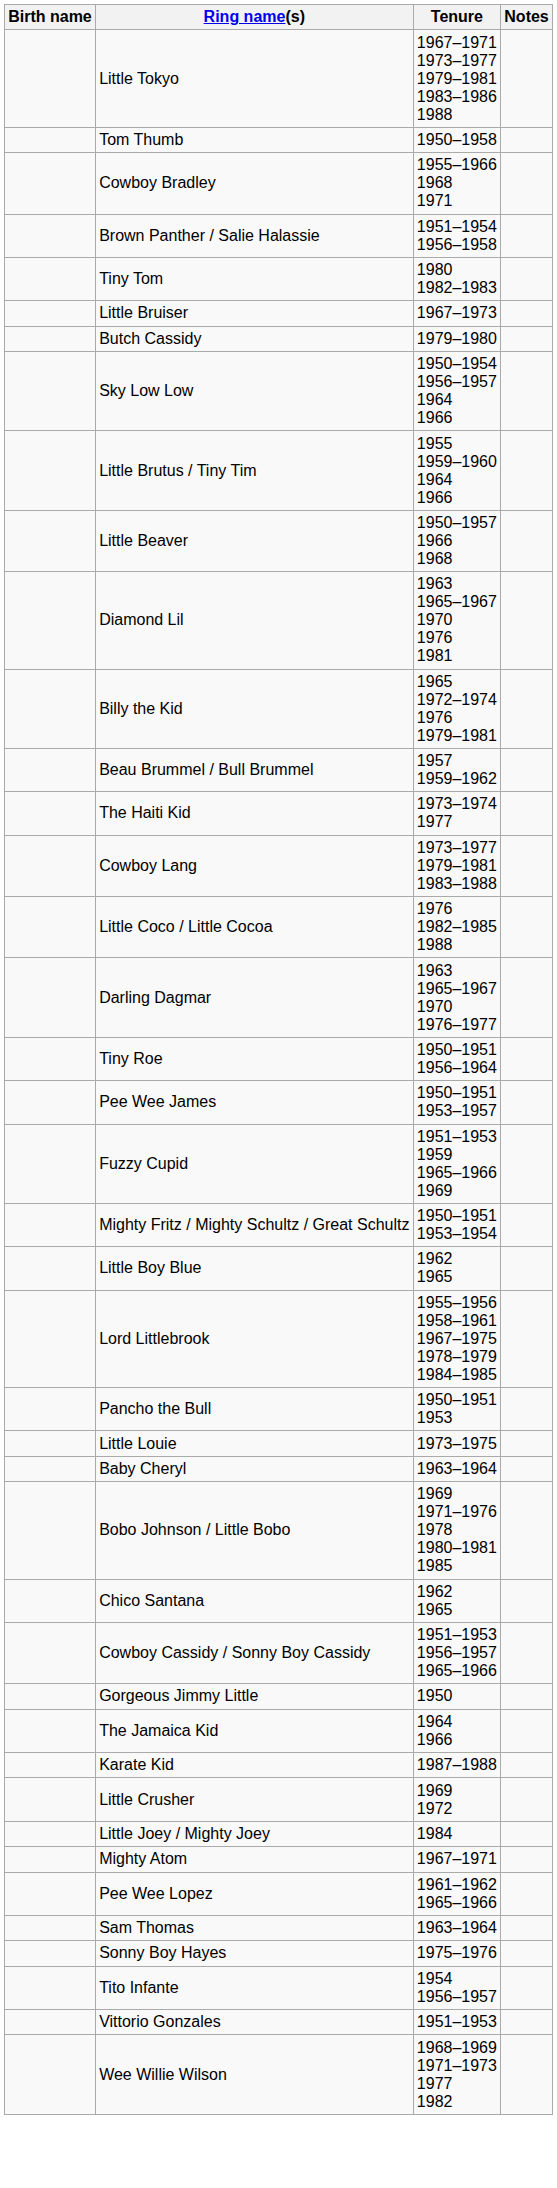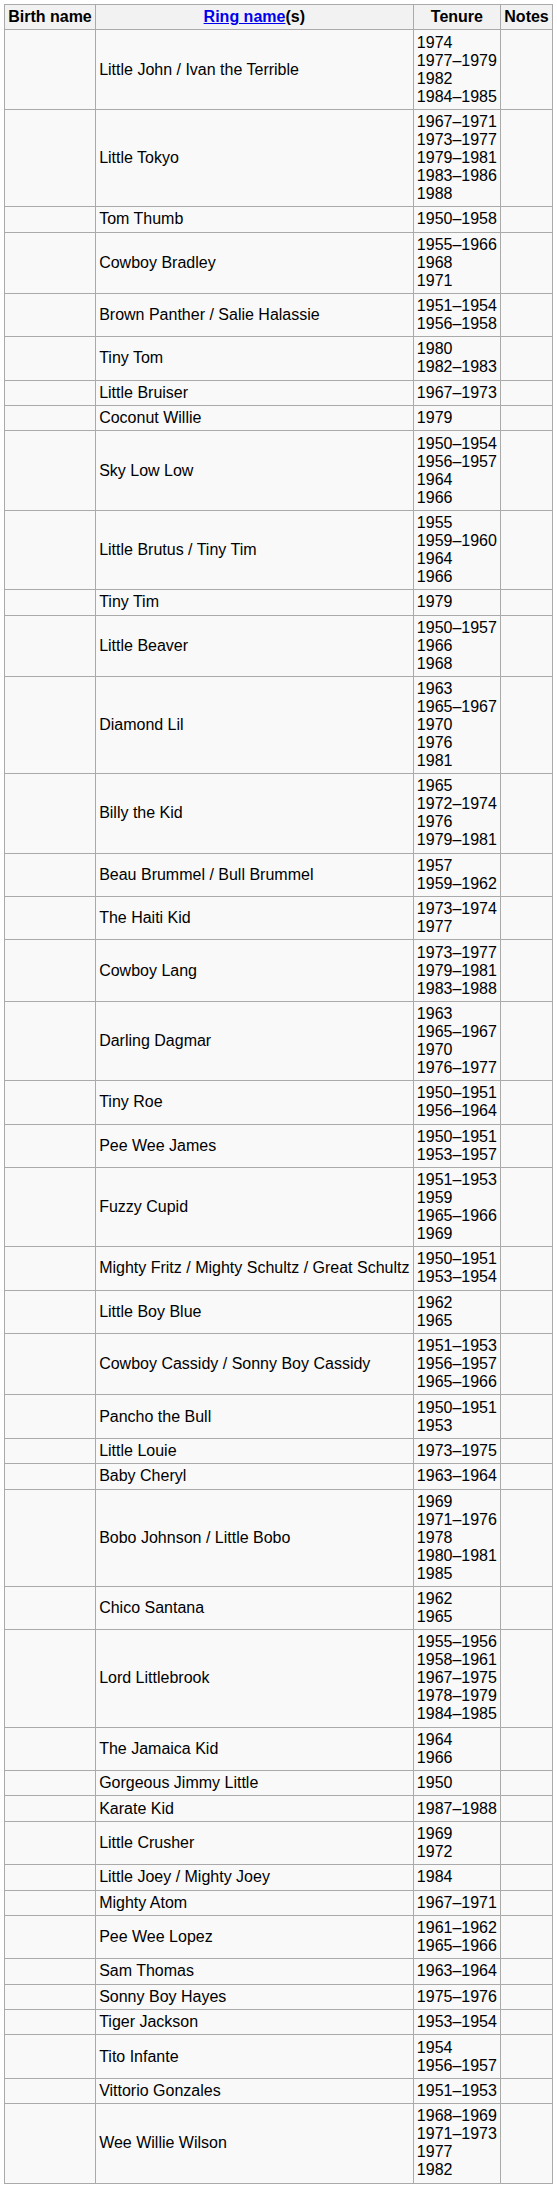+ row: (199, 69)
+ row: (150, 418)
- row: (150, 338)
+ row: (129, 602)
- row: (186, 927)
rows swapped: (154, 1338) <-> (235, 1653)
rows swapped: (179, 1696) <-> (159, 1730)
+ row: (149, 2022)
